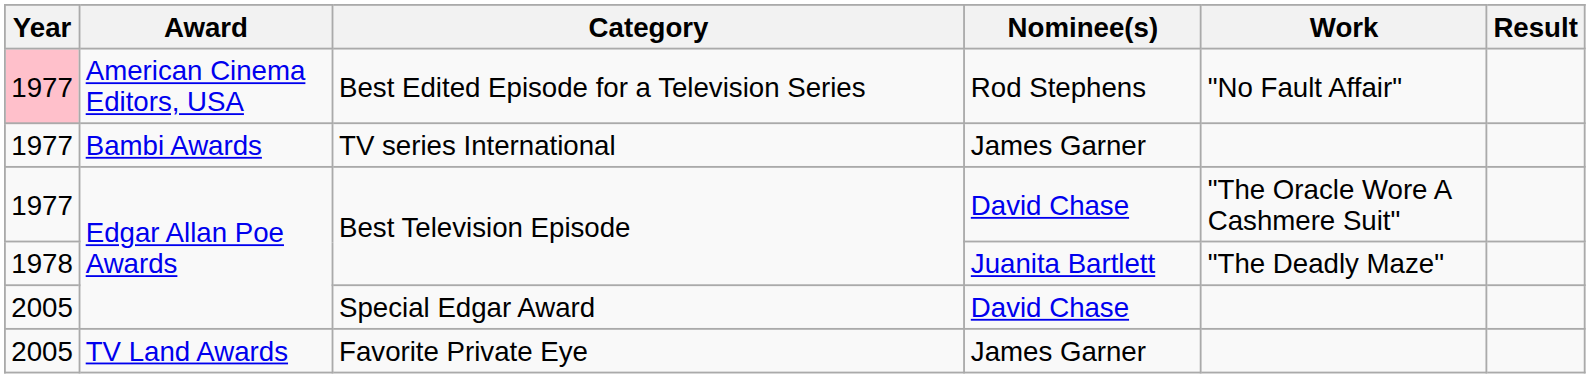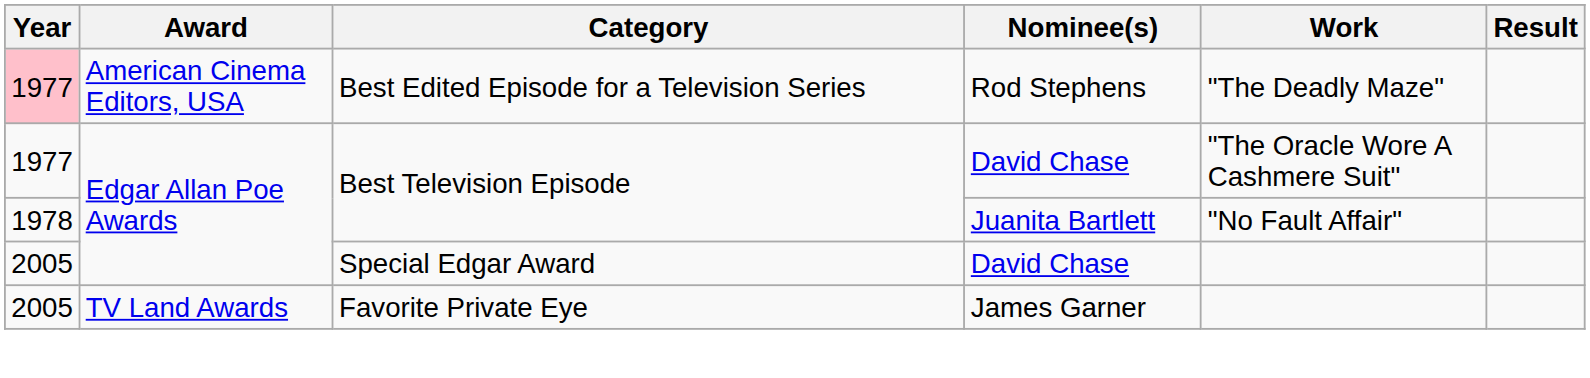(1305, 86) "No Fault Affair" -> (1326, 86) "The Deadly Maze"
- row: (477, 146)
(1326, 264) "The Deadly Maze" -> (1305, 220) "No Fault Affair"
